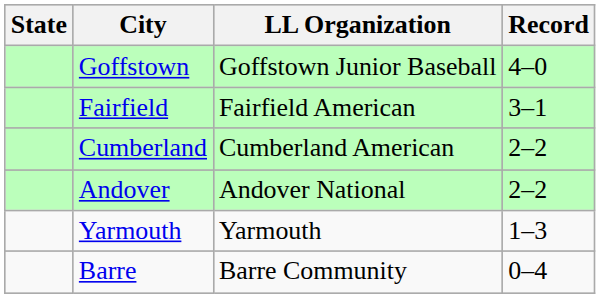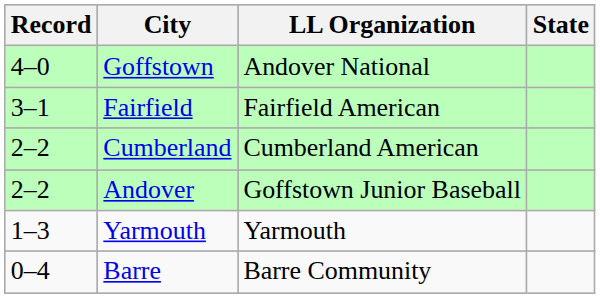columns swapped: (39, 25) <-> (549, 25)
(358, 66) Goffstown Junior Baseball -> (337, 66) Andover National
(312, 189) Andover National -> (382, 189) Goffstown Junior Baseball
